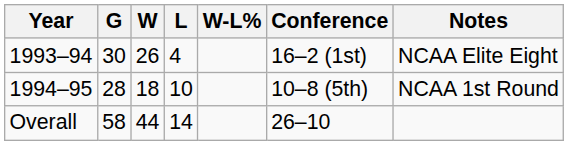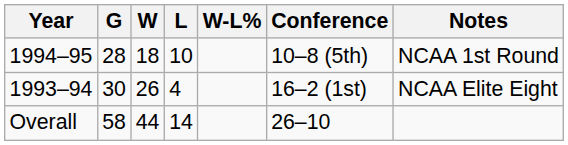rows swapped: (51, 55) <-> (51, 88)
